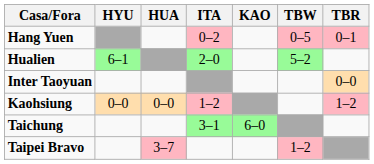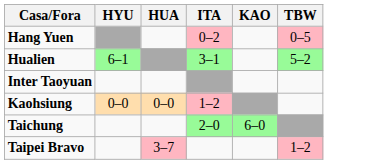- column: (346, 15)
(209, 59) 2–0 -> (209, 59) 3–1
(209, 125) 3–1 -> (209, 125) 2–0
